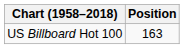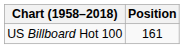(152, 33) 163 -> (152, 33) 161
